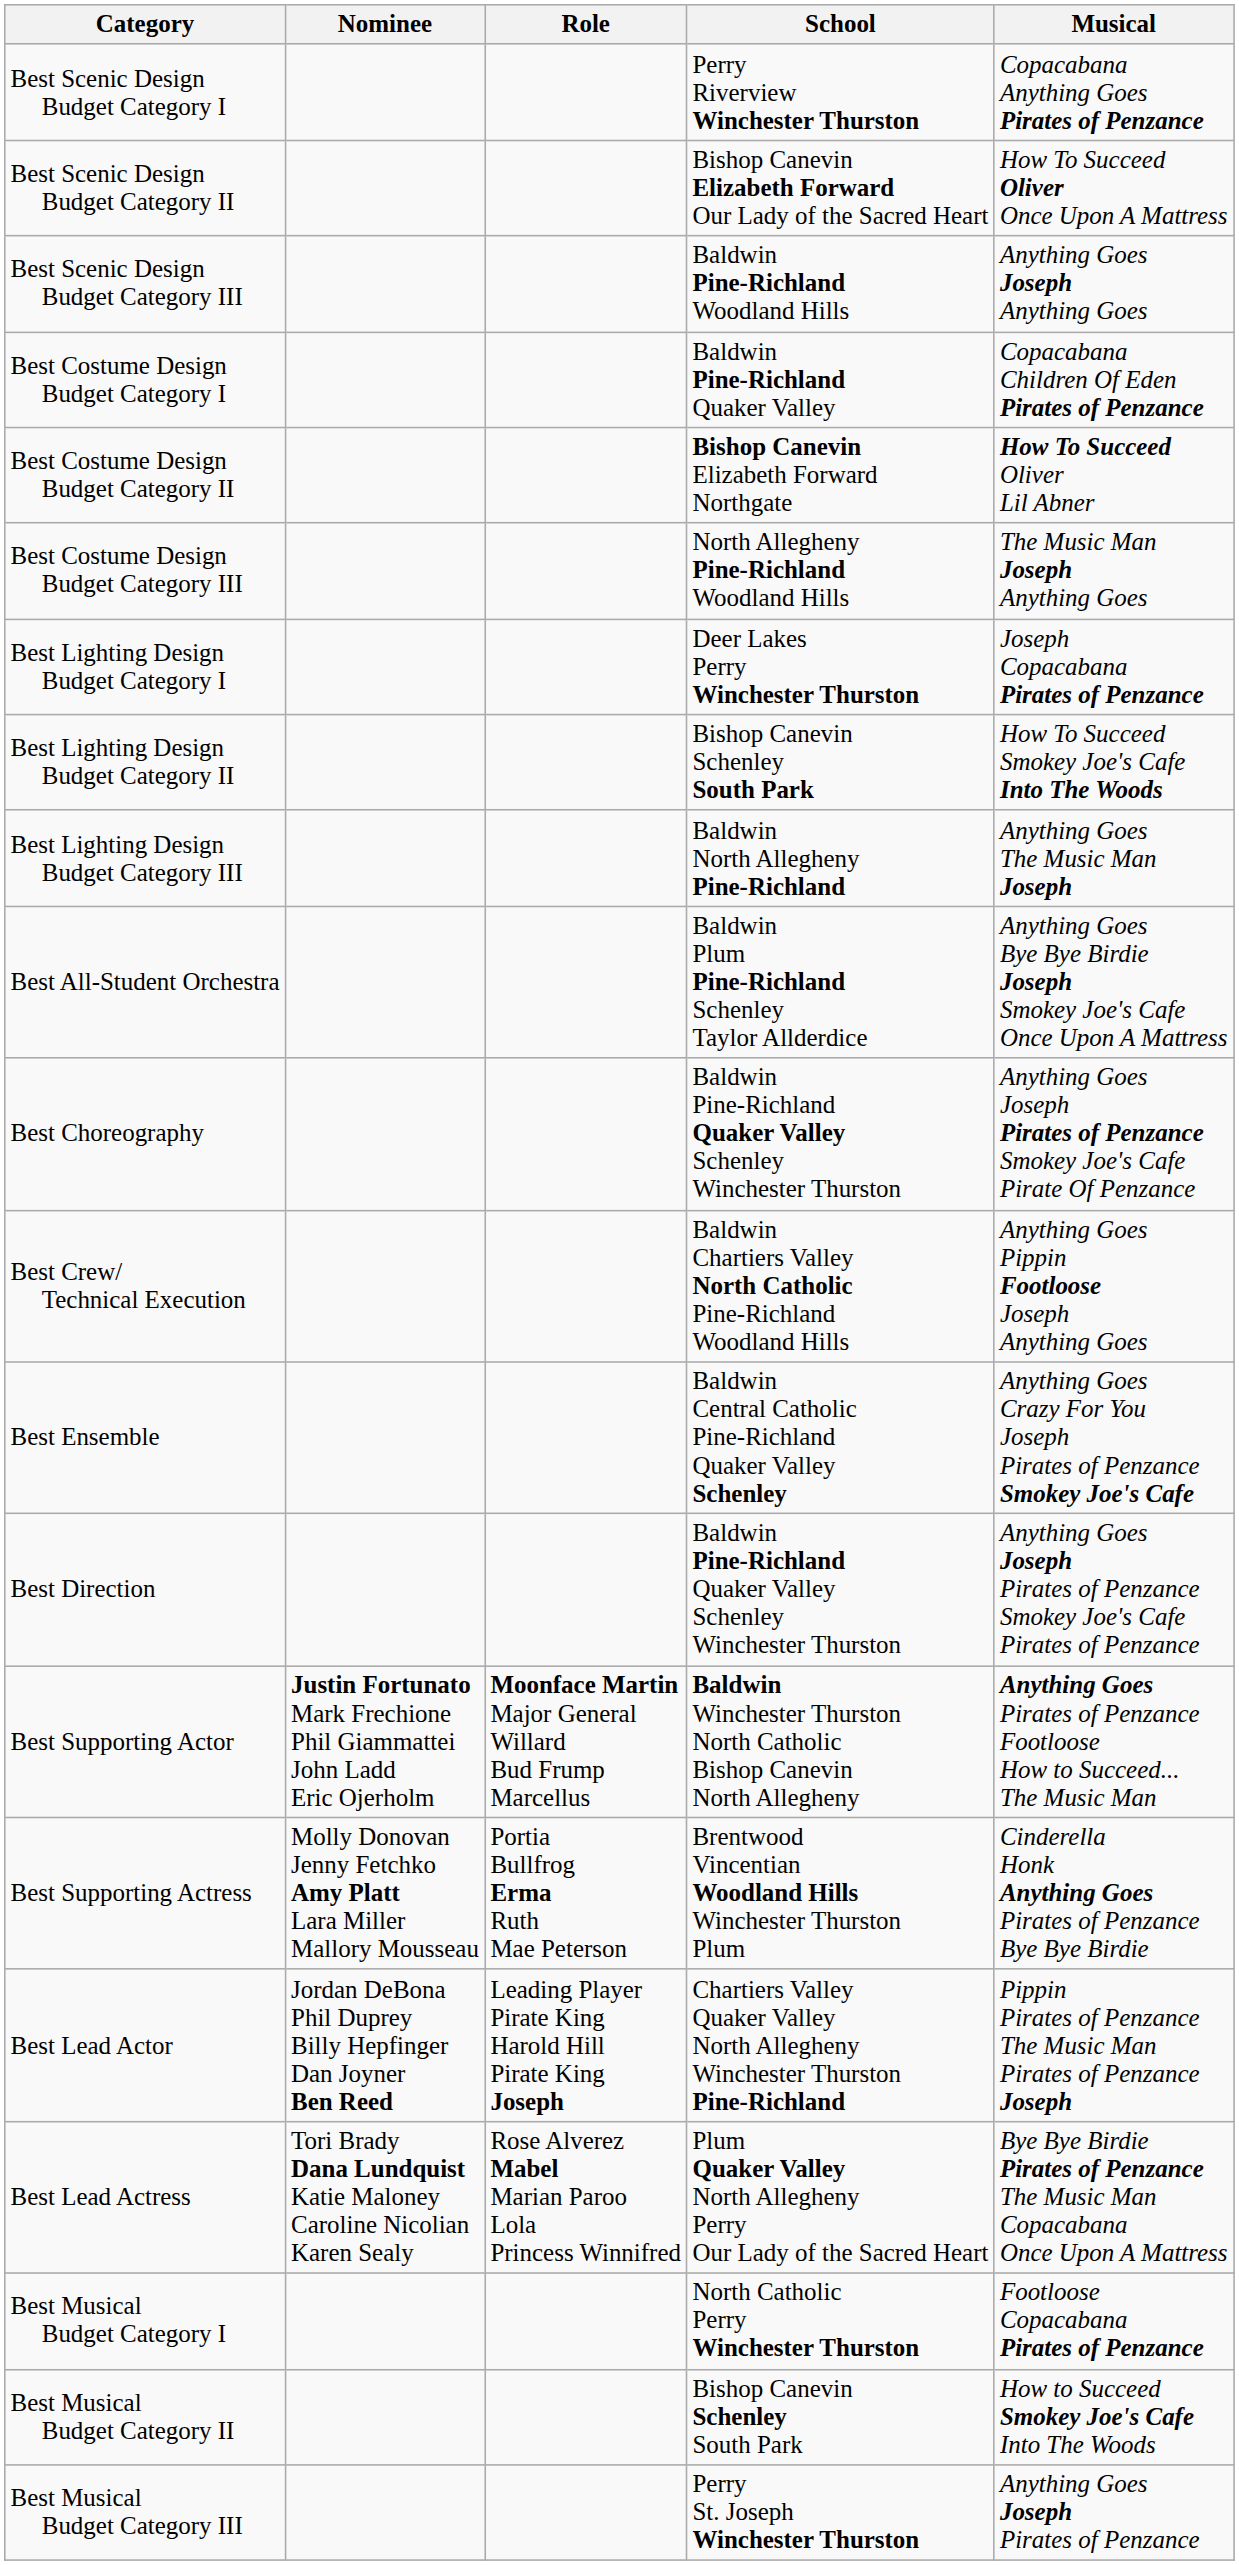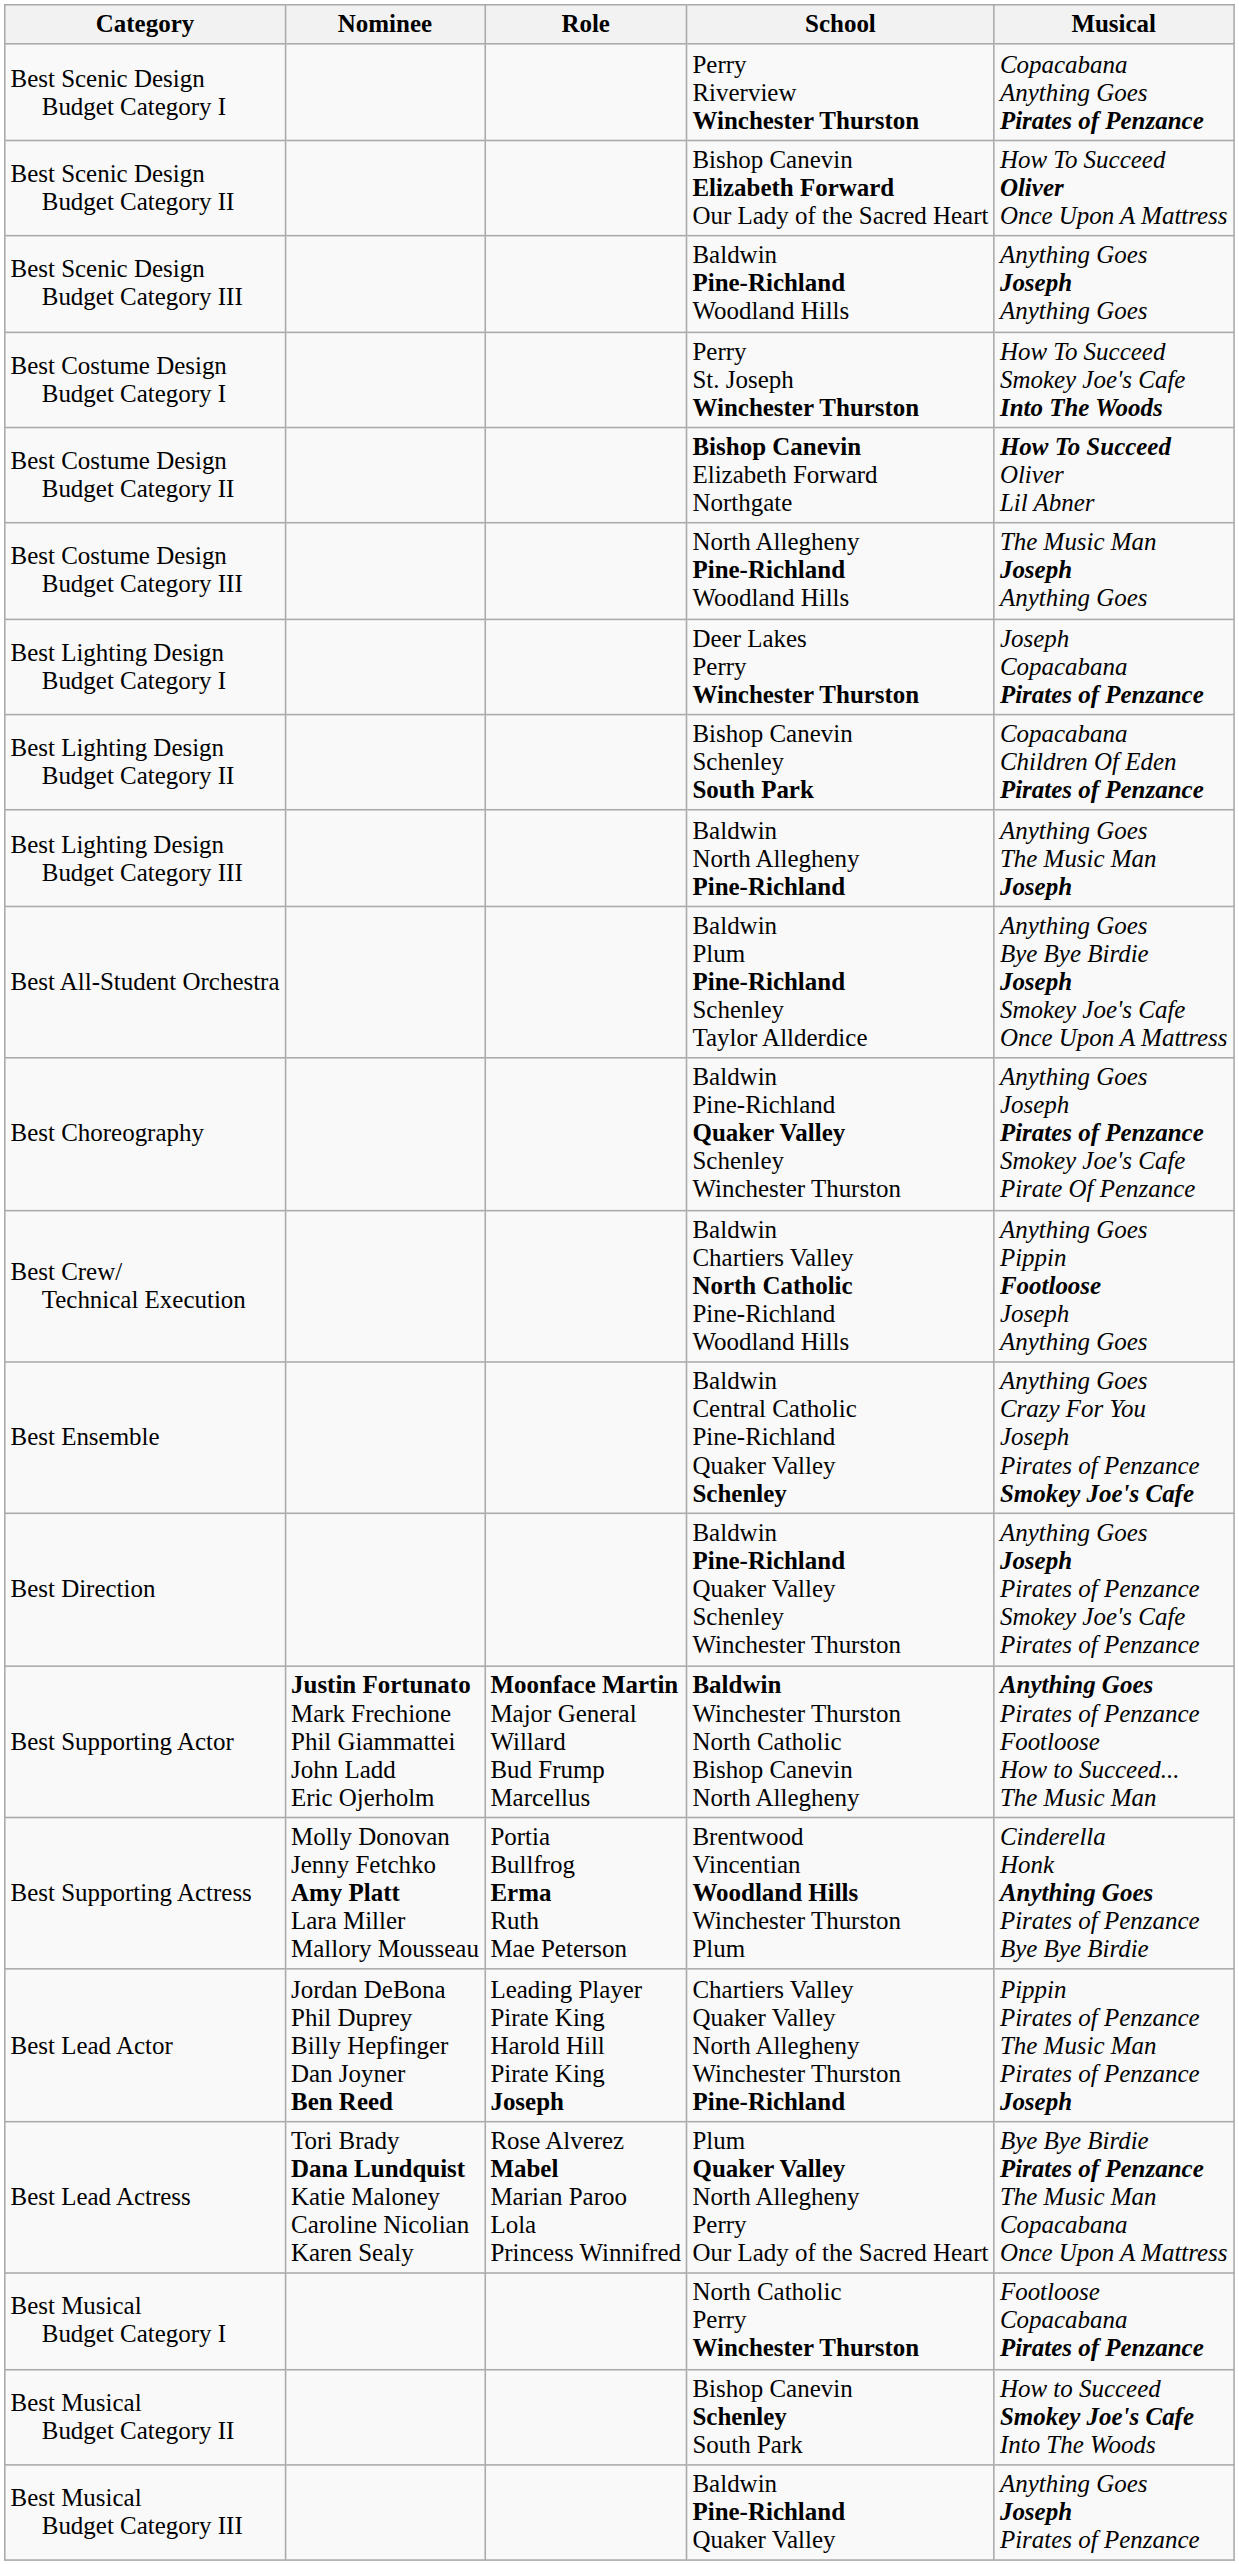(769, 379) Baldwin Pine-Richland Quaker Valley -> (806, 379) Perry St. Joseph Winchester Thurston
(1102, 379) Copacabana Children Of Eden Pirates of Penzance -> (1093, 379) How To Succeed Smokey Joe's Cafe Into The Woods
(1093, 762) How To Succeed Smokey Joe's Cafe Into The Woods -> (1102, 762) Copacabana Children Of Eden Pirates of Penzance
(806, 2512) Perry St. Joseph Winchester Thurston -> (769, 2512) Baldwin Pine-Richland Quaker Valley
